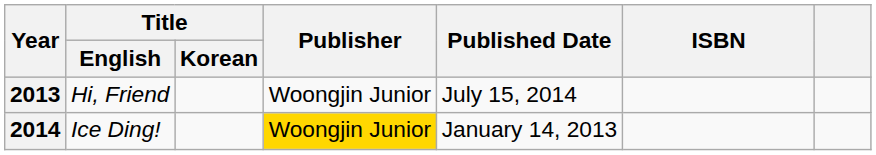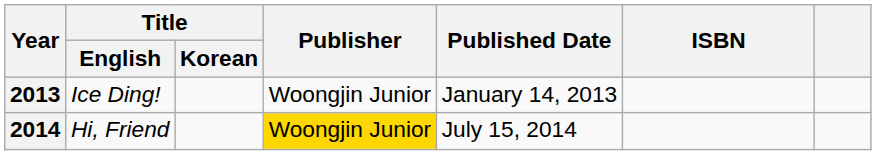(120, 94) Hi, Friend -> (116, 94) Ice Ding!
(509, 94) July 15, 2014 -> (529, 94) January 14, 2013
(116, 130) Ice Ding! -> (120, 130) Hi, Friend
(529, 130) January 14, 2013 -> (509, 130) July 15, 2014
